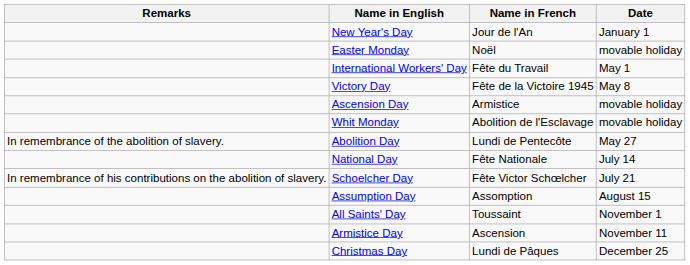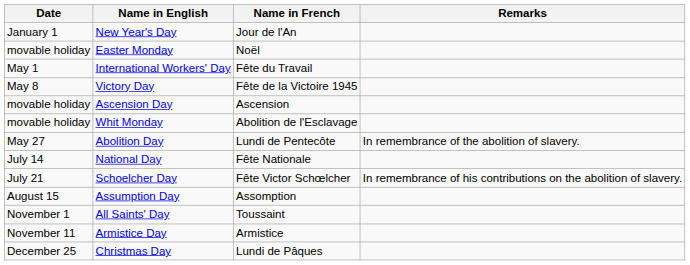columns swapped: (641, 13) <-> (167, 13)
(496, 104) Armistice -> (263, 104) Ascension
(499, 232) Ascension -> (260, 232) Armistice
